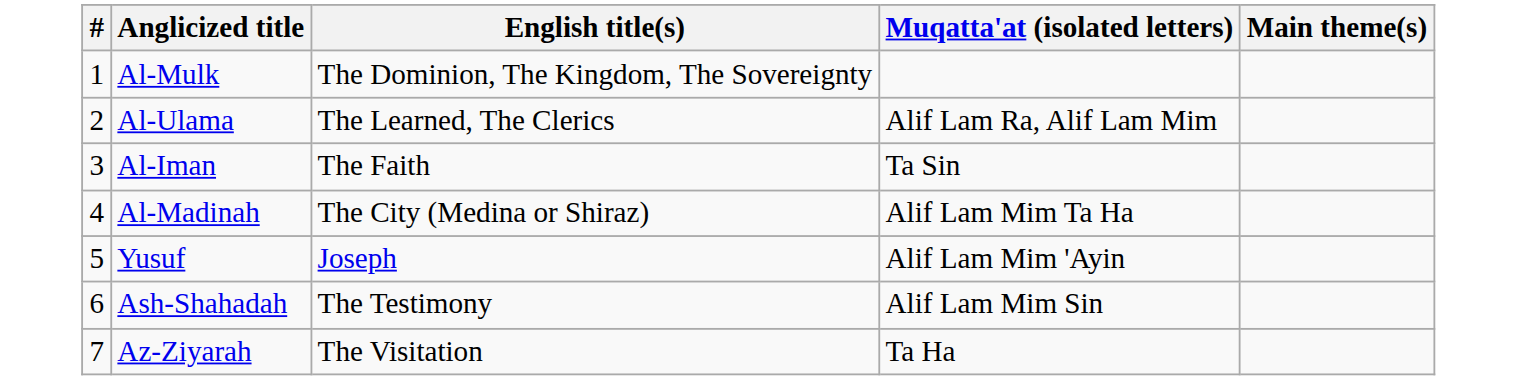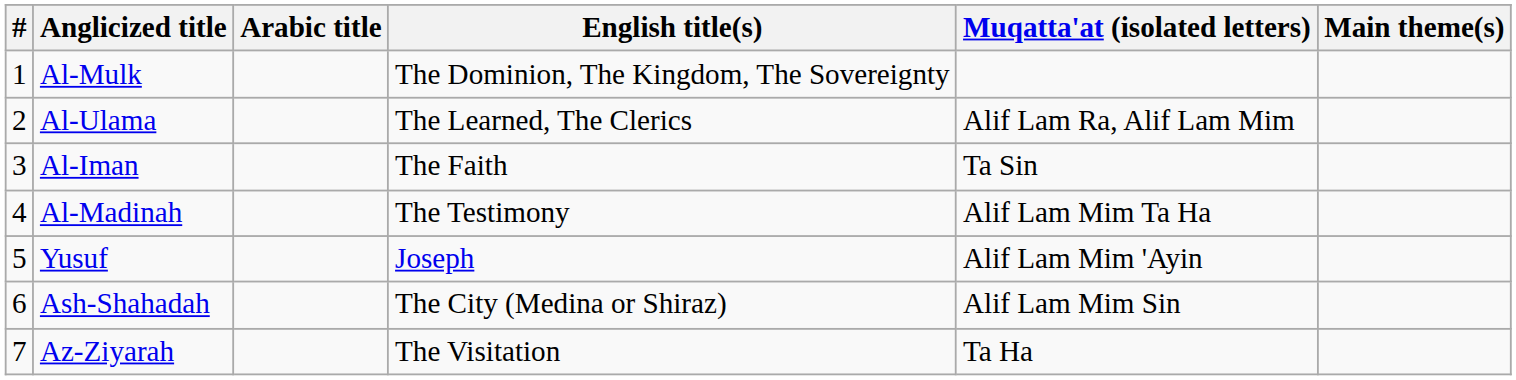+ column: (311, 27)
(483, 212) The City (Medina or Shiraz) -> (482, 212) The Testimony
(405, 304) The Testimony -> (561, 304) The City (Medina or Shiraz)
